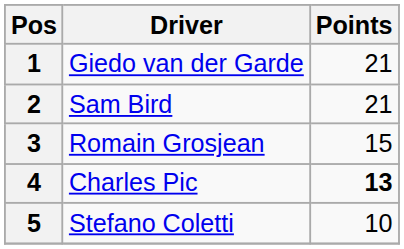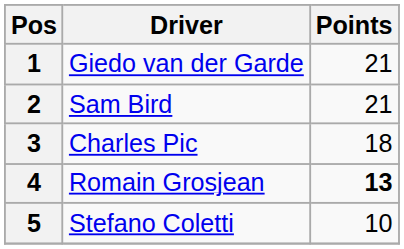(167, 143) Romain Grosjean -> (133, 143) Charles Pic
(379, 143) 15 -> (379, 143) 18
(133, 183) Charles Pic -> (167, 183) Romain Grosjean
